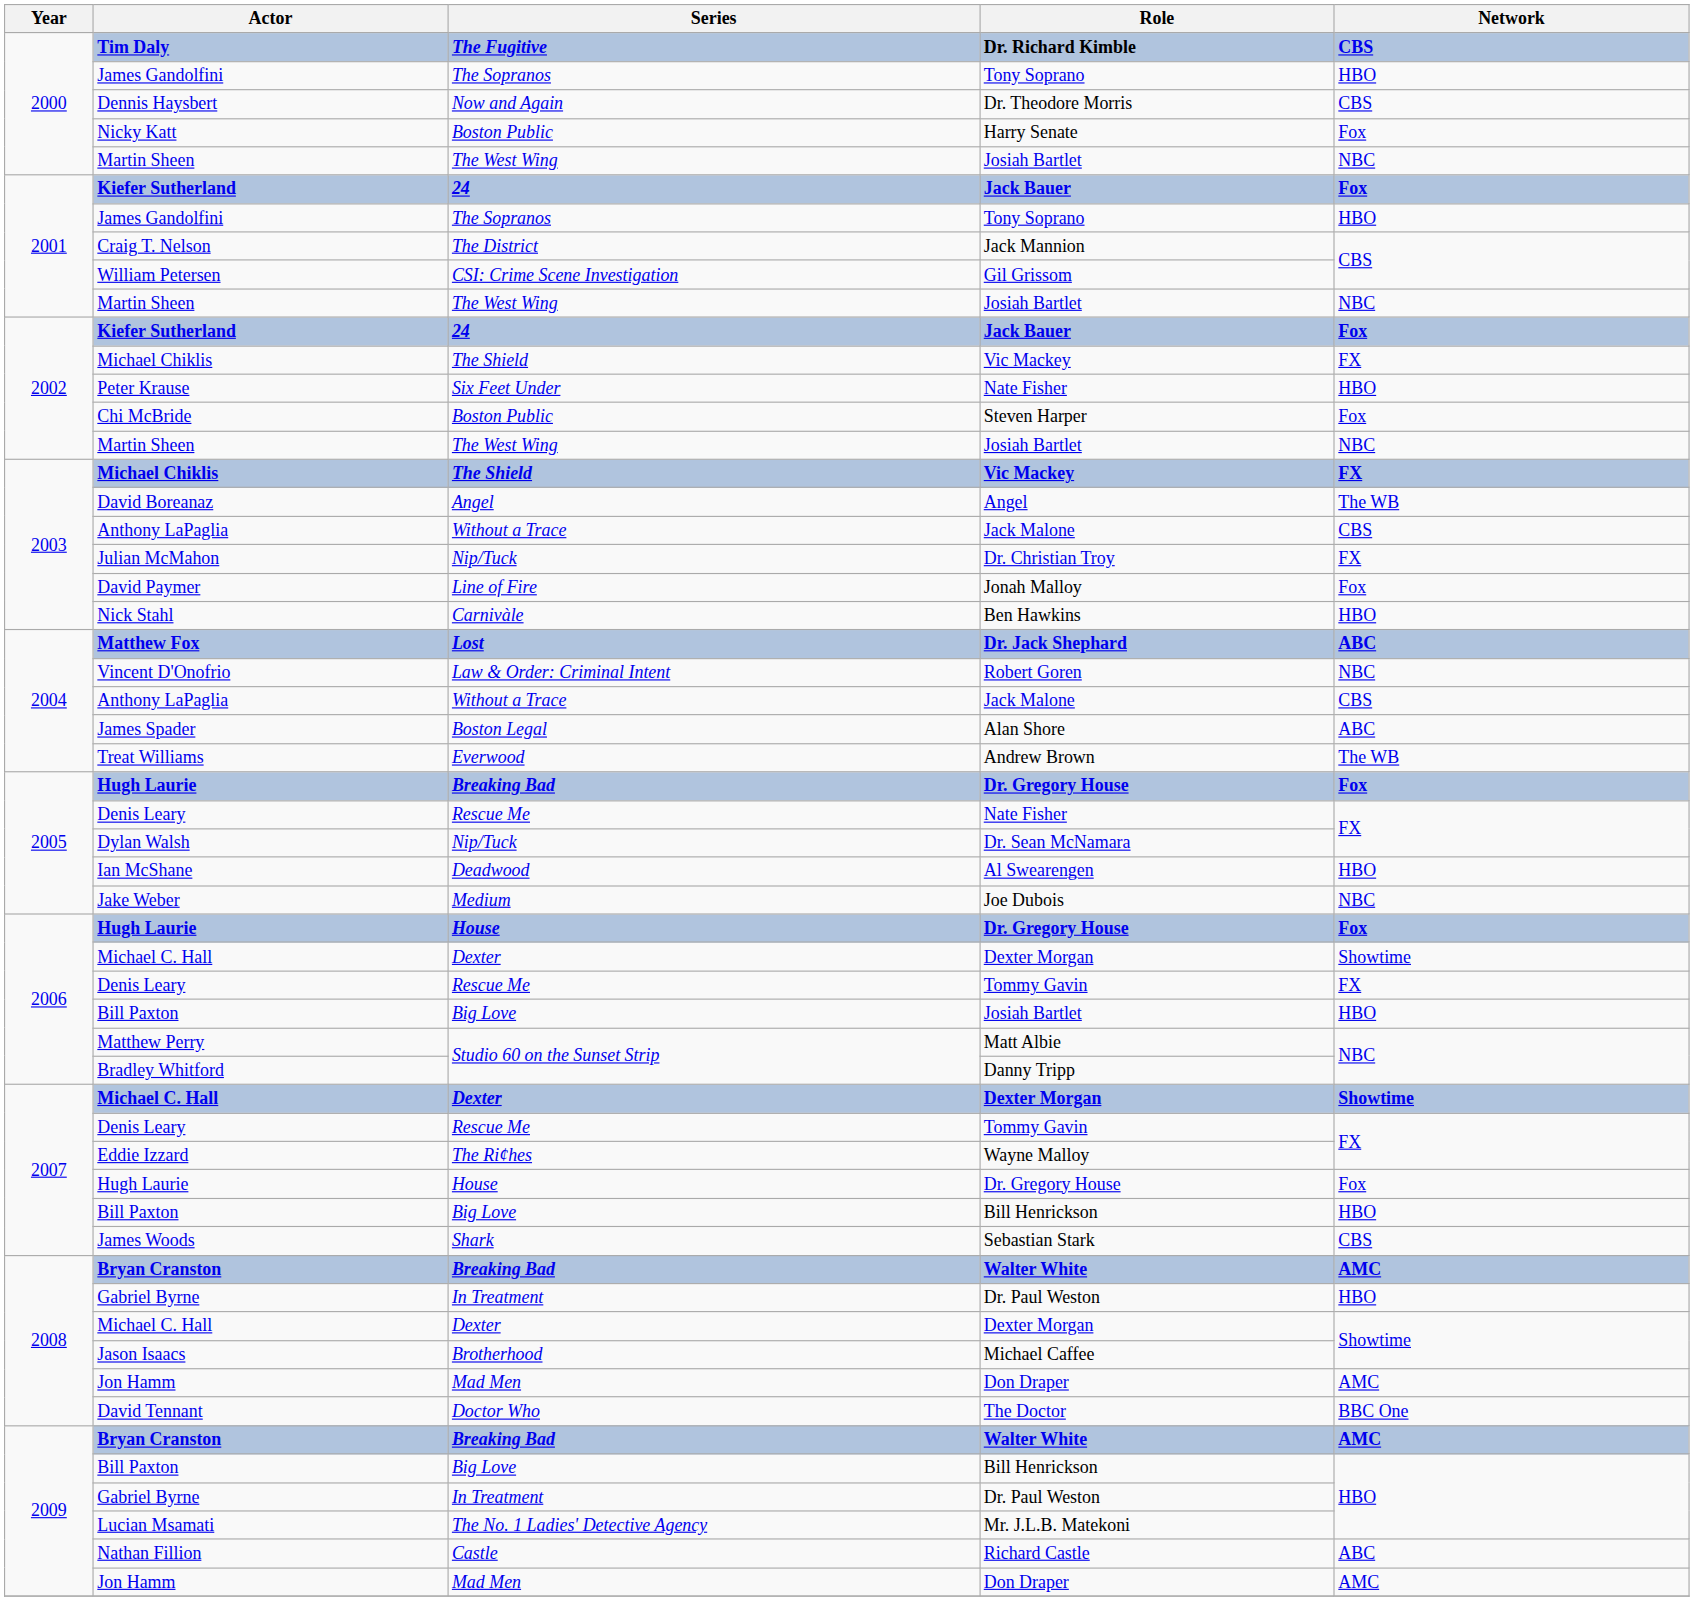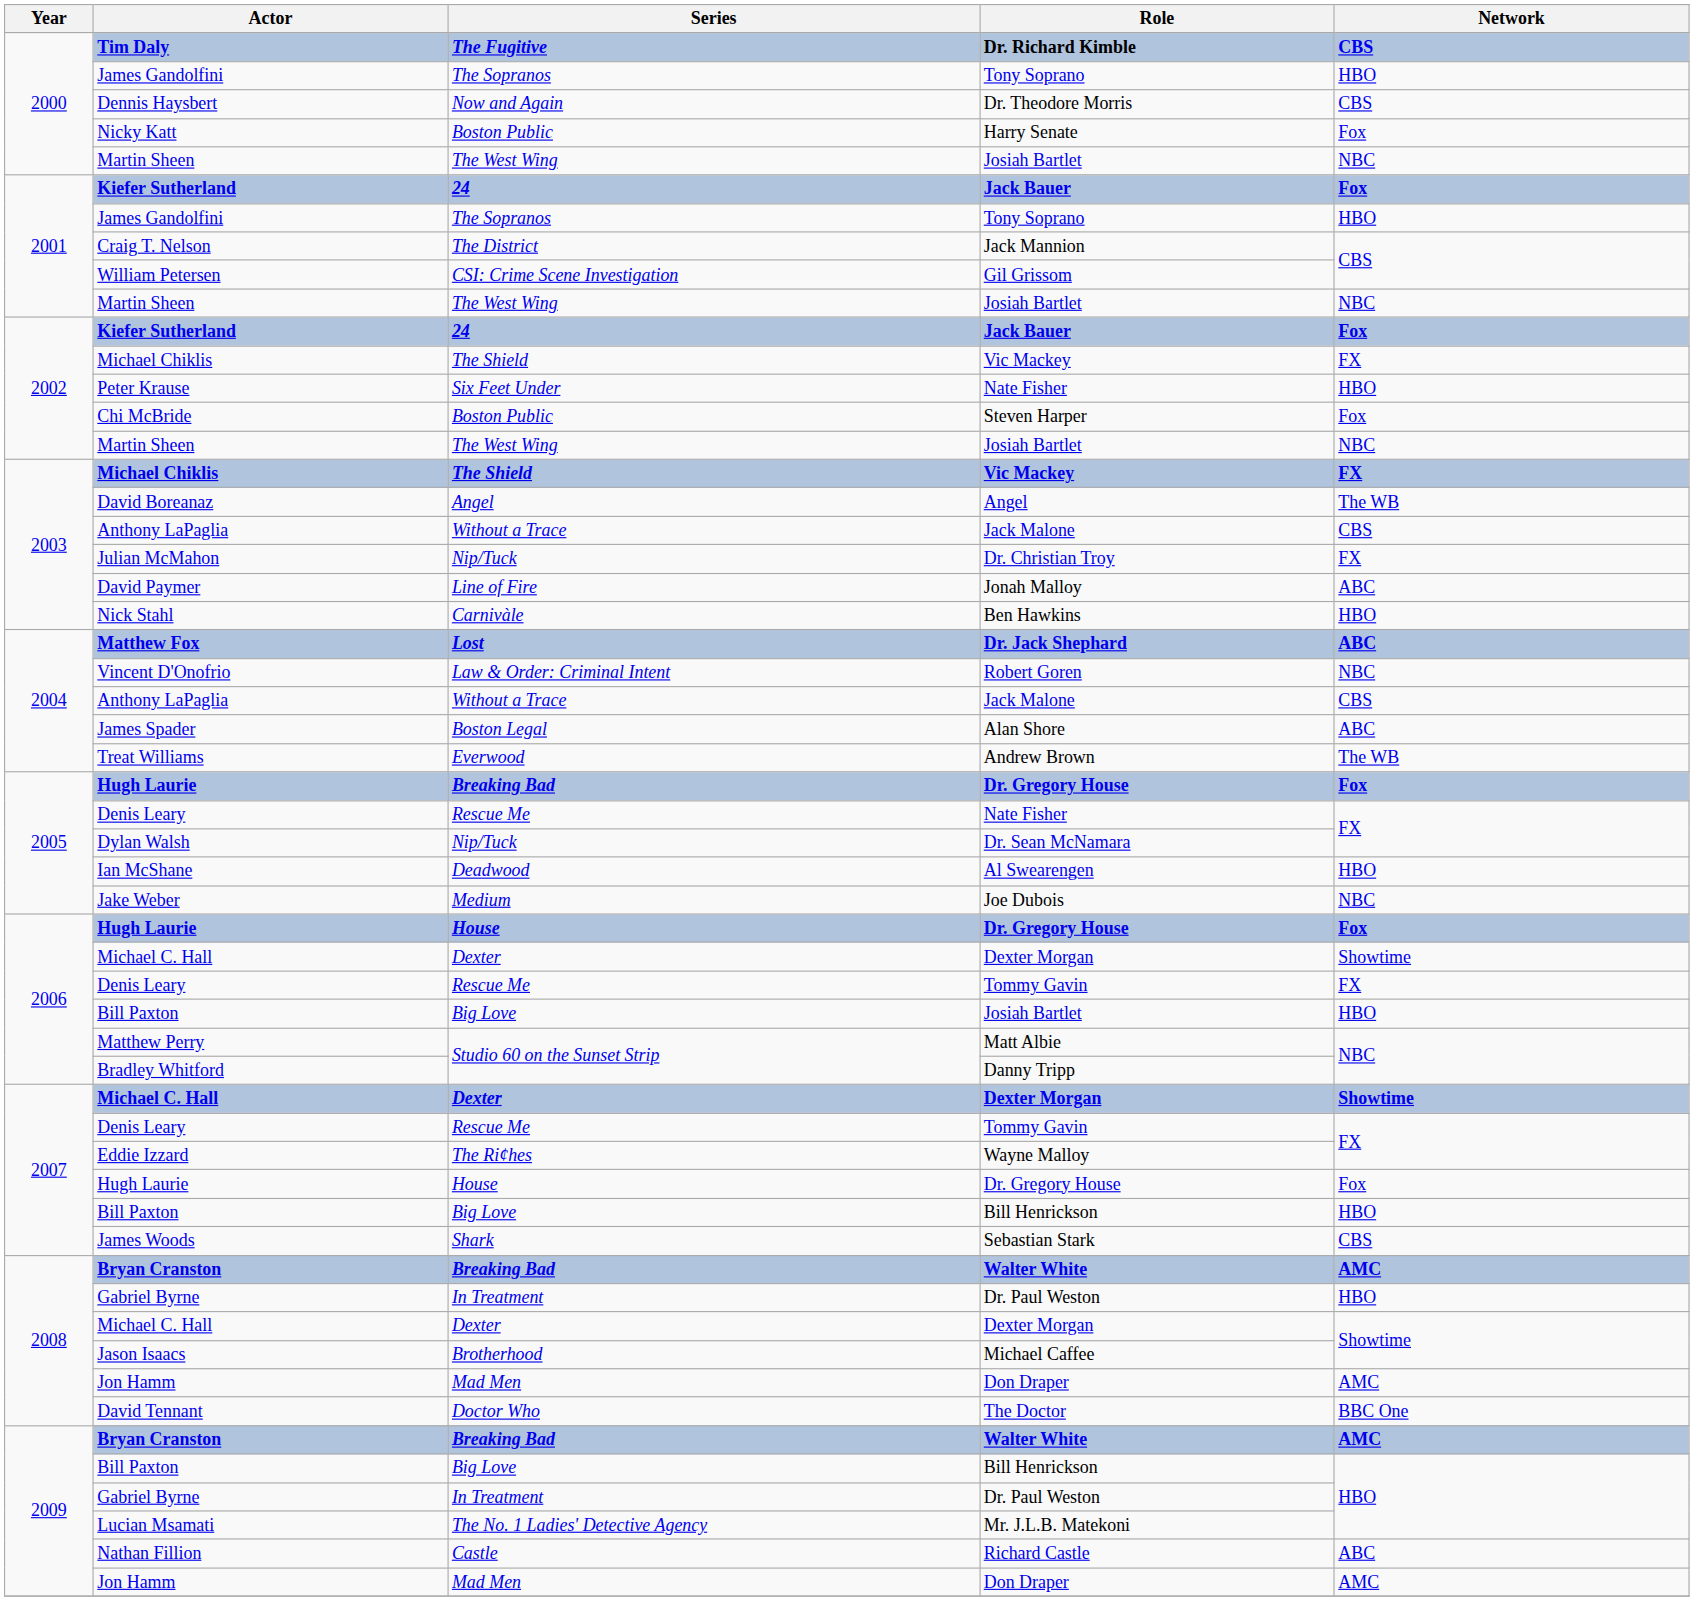(1352, 587) Fox -> (1357, 587) ABC
